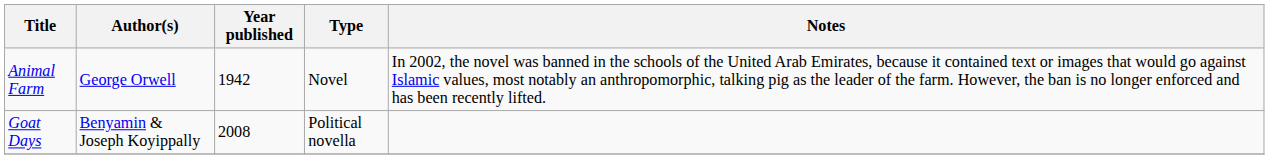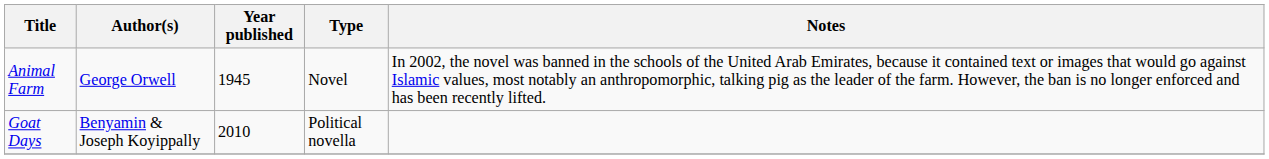(234, 79) 1942 -> (234, 79) 1945
(234, 132) 2008 -> (234, 132) 2010
